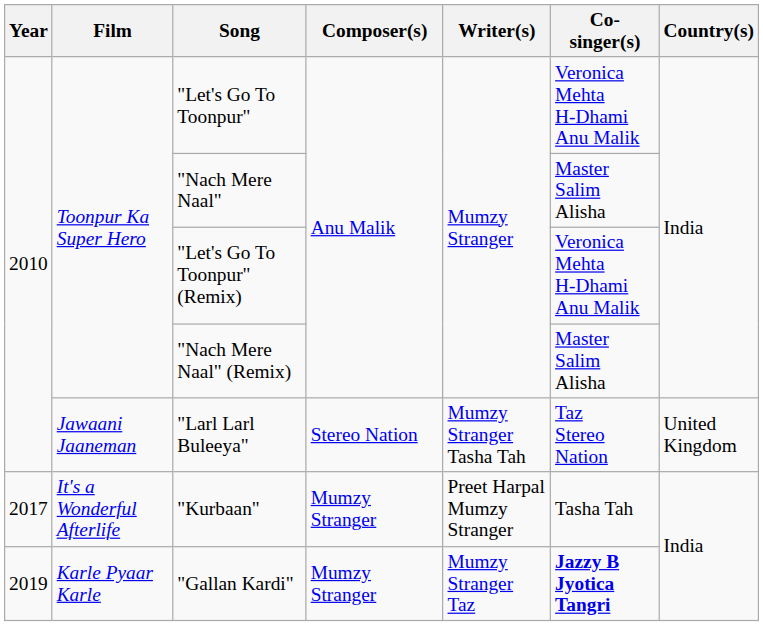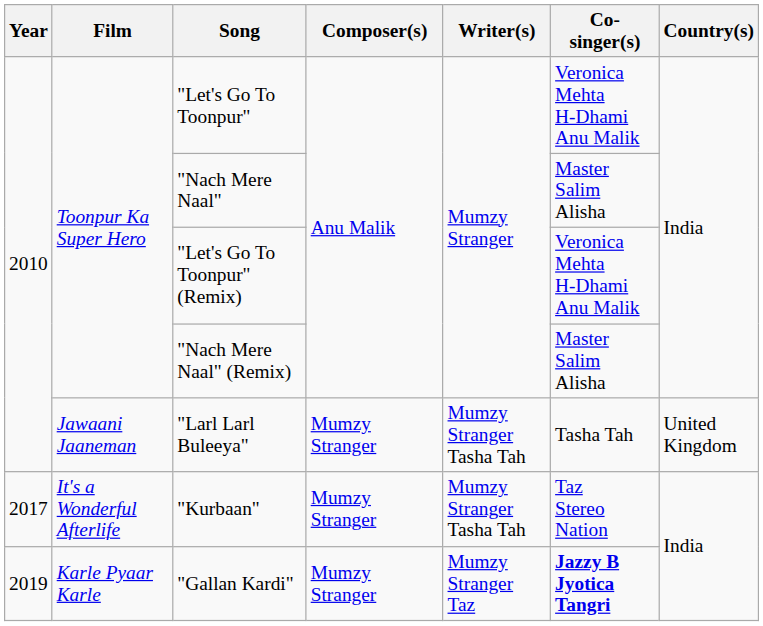(364, 434) Stereo Nation -> (343, 434) Mumzy Stranger
(581, 434) Taz Stereo Nation -> (594, 434) Tasha Tah
(496, 508) Preet Harpal Mumzy Stranger -> (487, 508) Mumzy Stranger Tasha Tah
(594, 508) Tasha Tah -> (581, 508) Taz Stereo Nation
